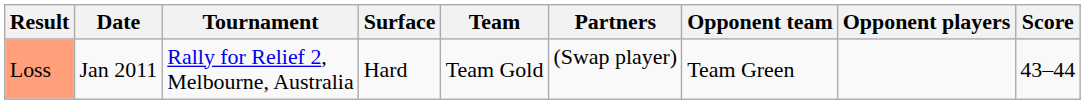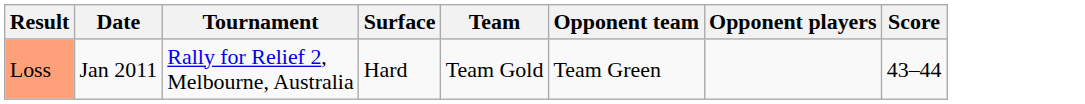- column: (615, 21)
